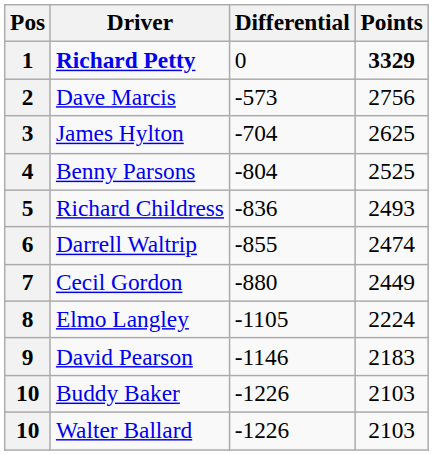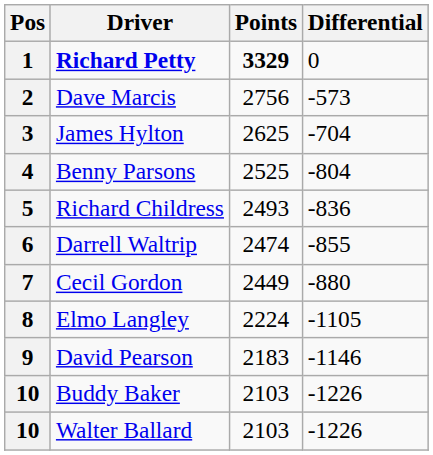columns swapped: (392, 23) <-> (292, 23)
